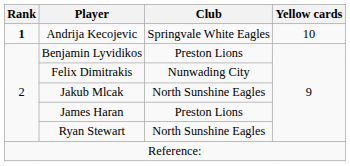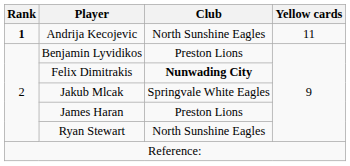(209, 33) Springvale White Eagles -> (209, 33) North Sunshine Eagles
(309, 33) 10 -> (309, 33) 11
(209, 72) normal -> (209, 72) bold
(209, 92) North Sunshine Eagles -> (209, 92) Springvale White Eagles
